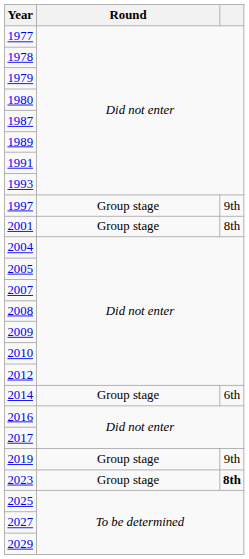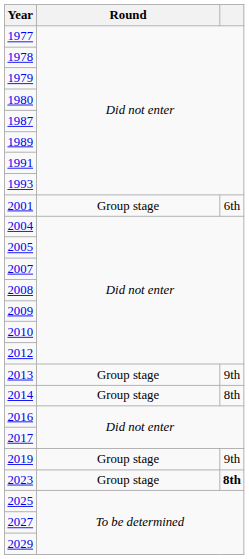- row: (20, 205)
(232, 226) 8th -> (232, 205) 6th
+ row: (20, 374)
(232, 395) 6th -> (232, 395) 8th
